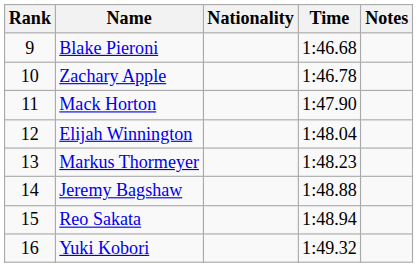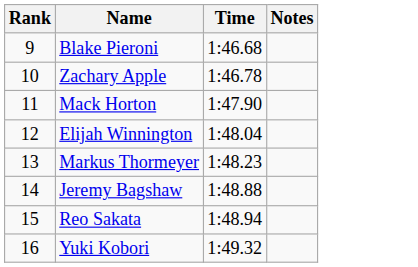- column: (251, 18)
